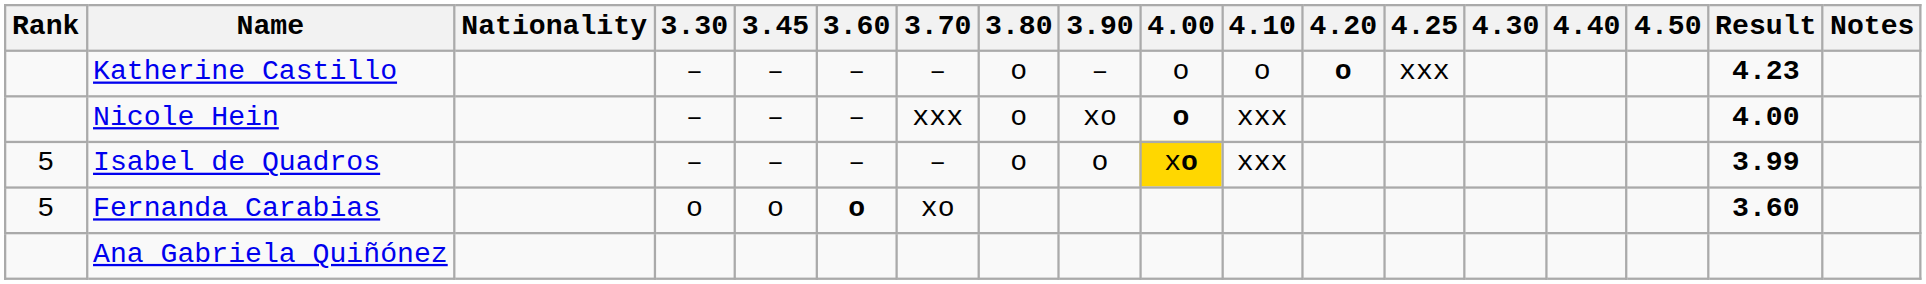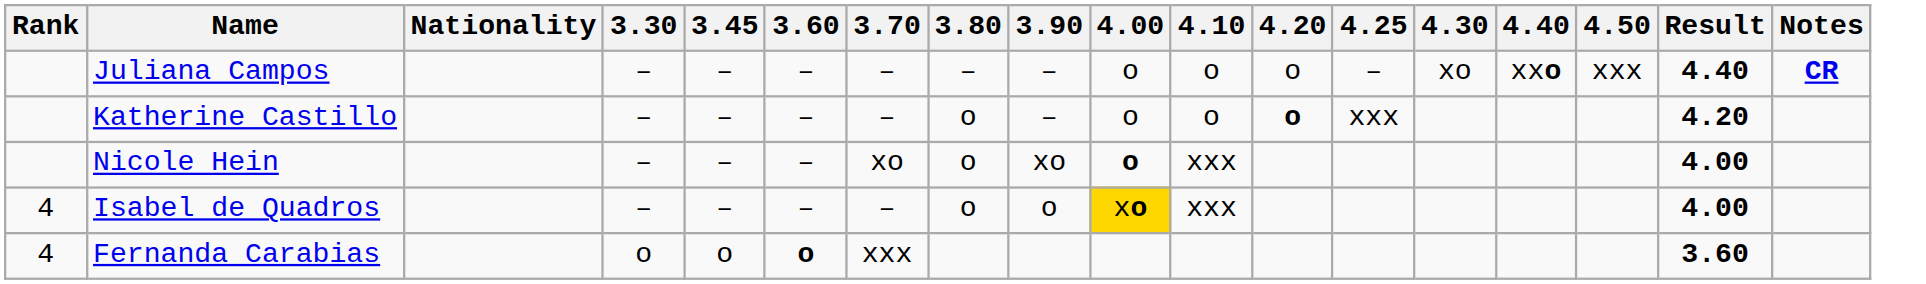+ row: (211, 74)
(1766, 74) 4.23 -> (1715, 119) 4.20
(938, 119) xxx -> (887, 165) xo
(46, 165) 5 -> (46, 210) 4
(1766, 165) 3.99 -> (1715, 210) 4.00
(46, 210) 5 -> (46, 255) 4
(938, 210) xo -> (887, 255) xxx
- row: (270, 255)
